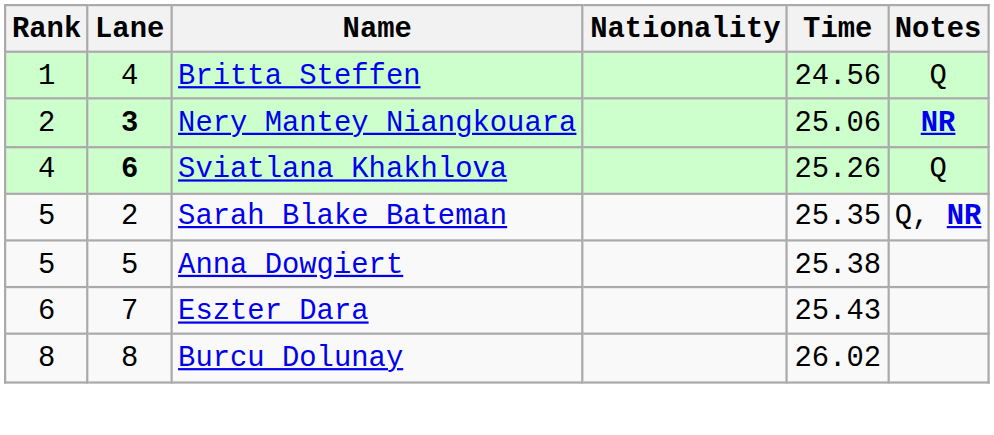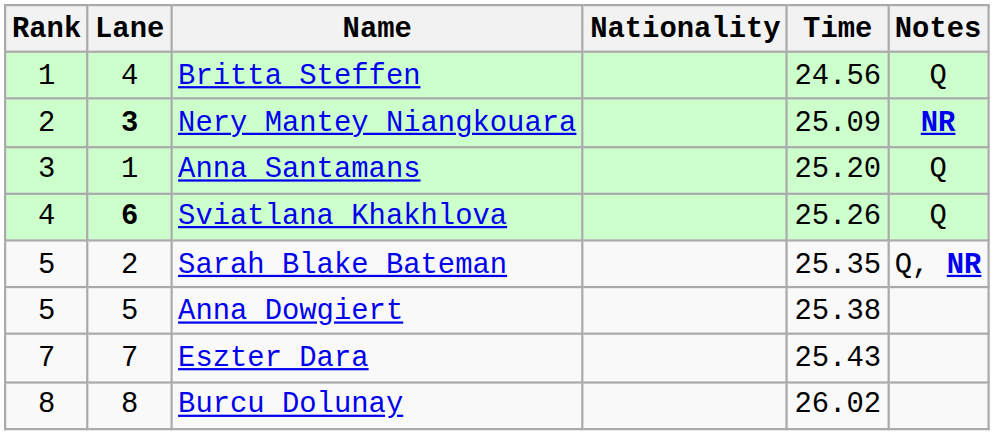(838, 123) 25.06 -> (838, 123) 25.09
+ row: (299, 170)
(47, 311) 6 -> (47, 358) 7
